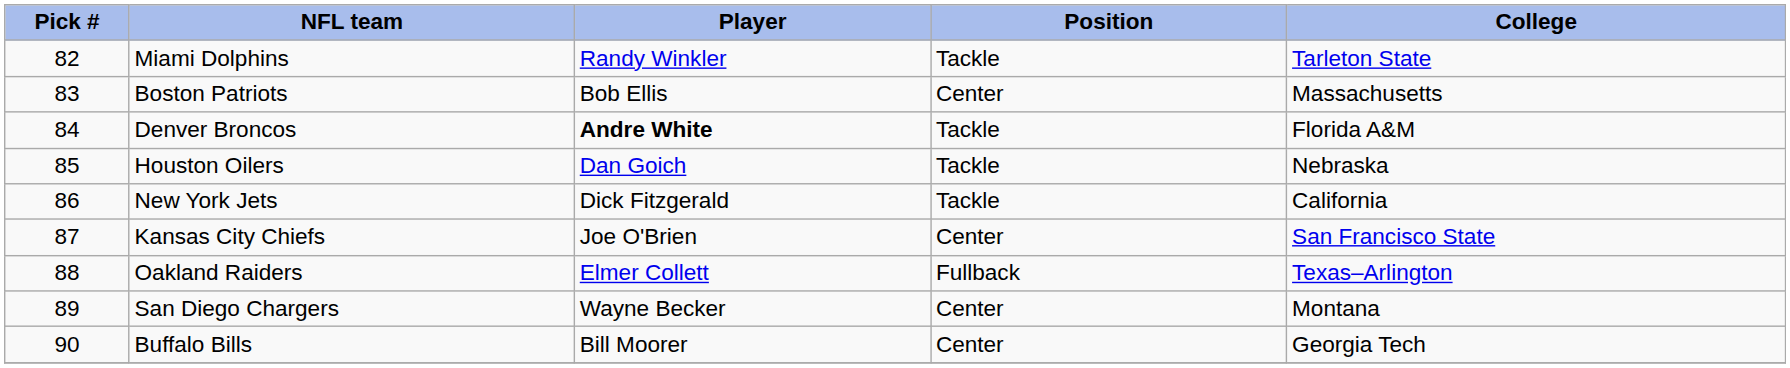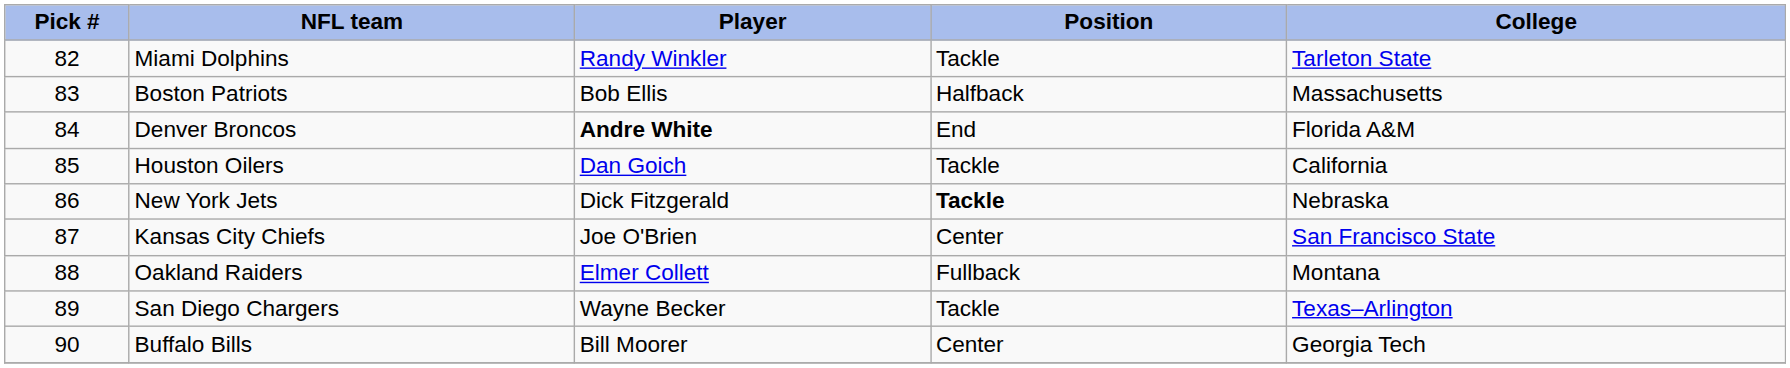(970, 93) Center -> (980, 93) Halfback
(968, 129) Tackle -> (956, 129) End
(1340, 165) Nebraska -> (1340, 165) California
(968, 201) normal -> (970, 201) bold
(1340, 201) California -> (1340, 201) Nebraska
(1372, 272) Texas–Arlington -> (1336, 272) Montana
(970, 308) Center -> (968, 308) Tackle
(1336, 308) Montana -> (1372, 308) Texas–Arlington
